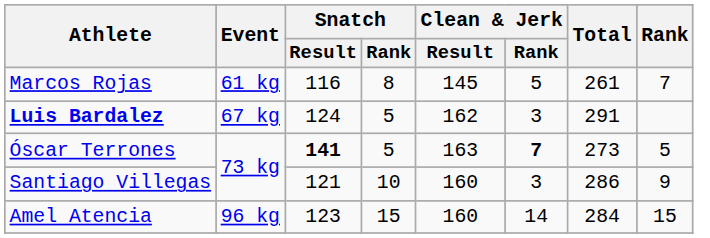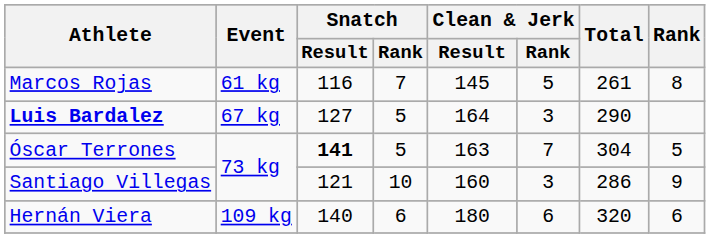(389, 84) 8 -> (401, 84) 7
(665, 84) 7 -> (677, 84) 8
(323, 117) 124 -> (335, 117) 127
(460, 117) 162 -> (472, 117) 164
(602, 117) 291 -> (614, 117) 290
(536, 150) bold -> (548, 150) normal
(602, 150) 273 -> (614, 150) 304
- row: (81, 217)
+ row: (81, 217)
